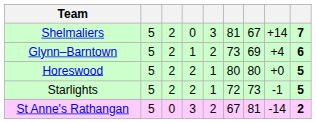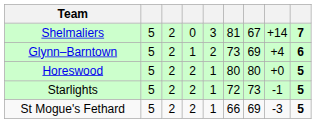+ row: (73, 109)
- row: (73, 109)
